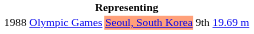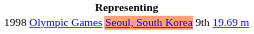(15, 22) 1988 -> (15, 22) 1998
